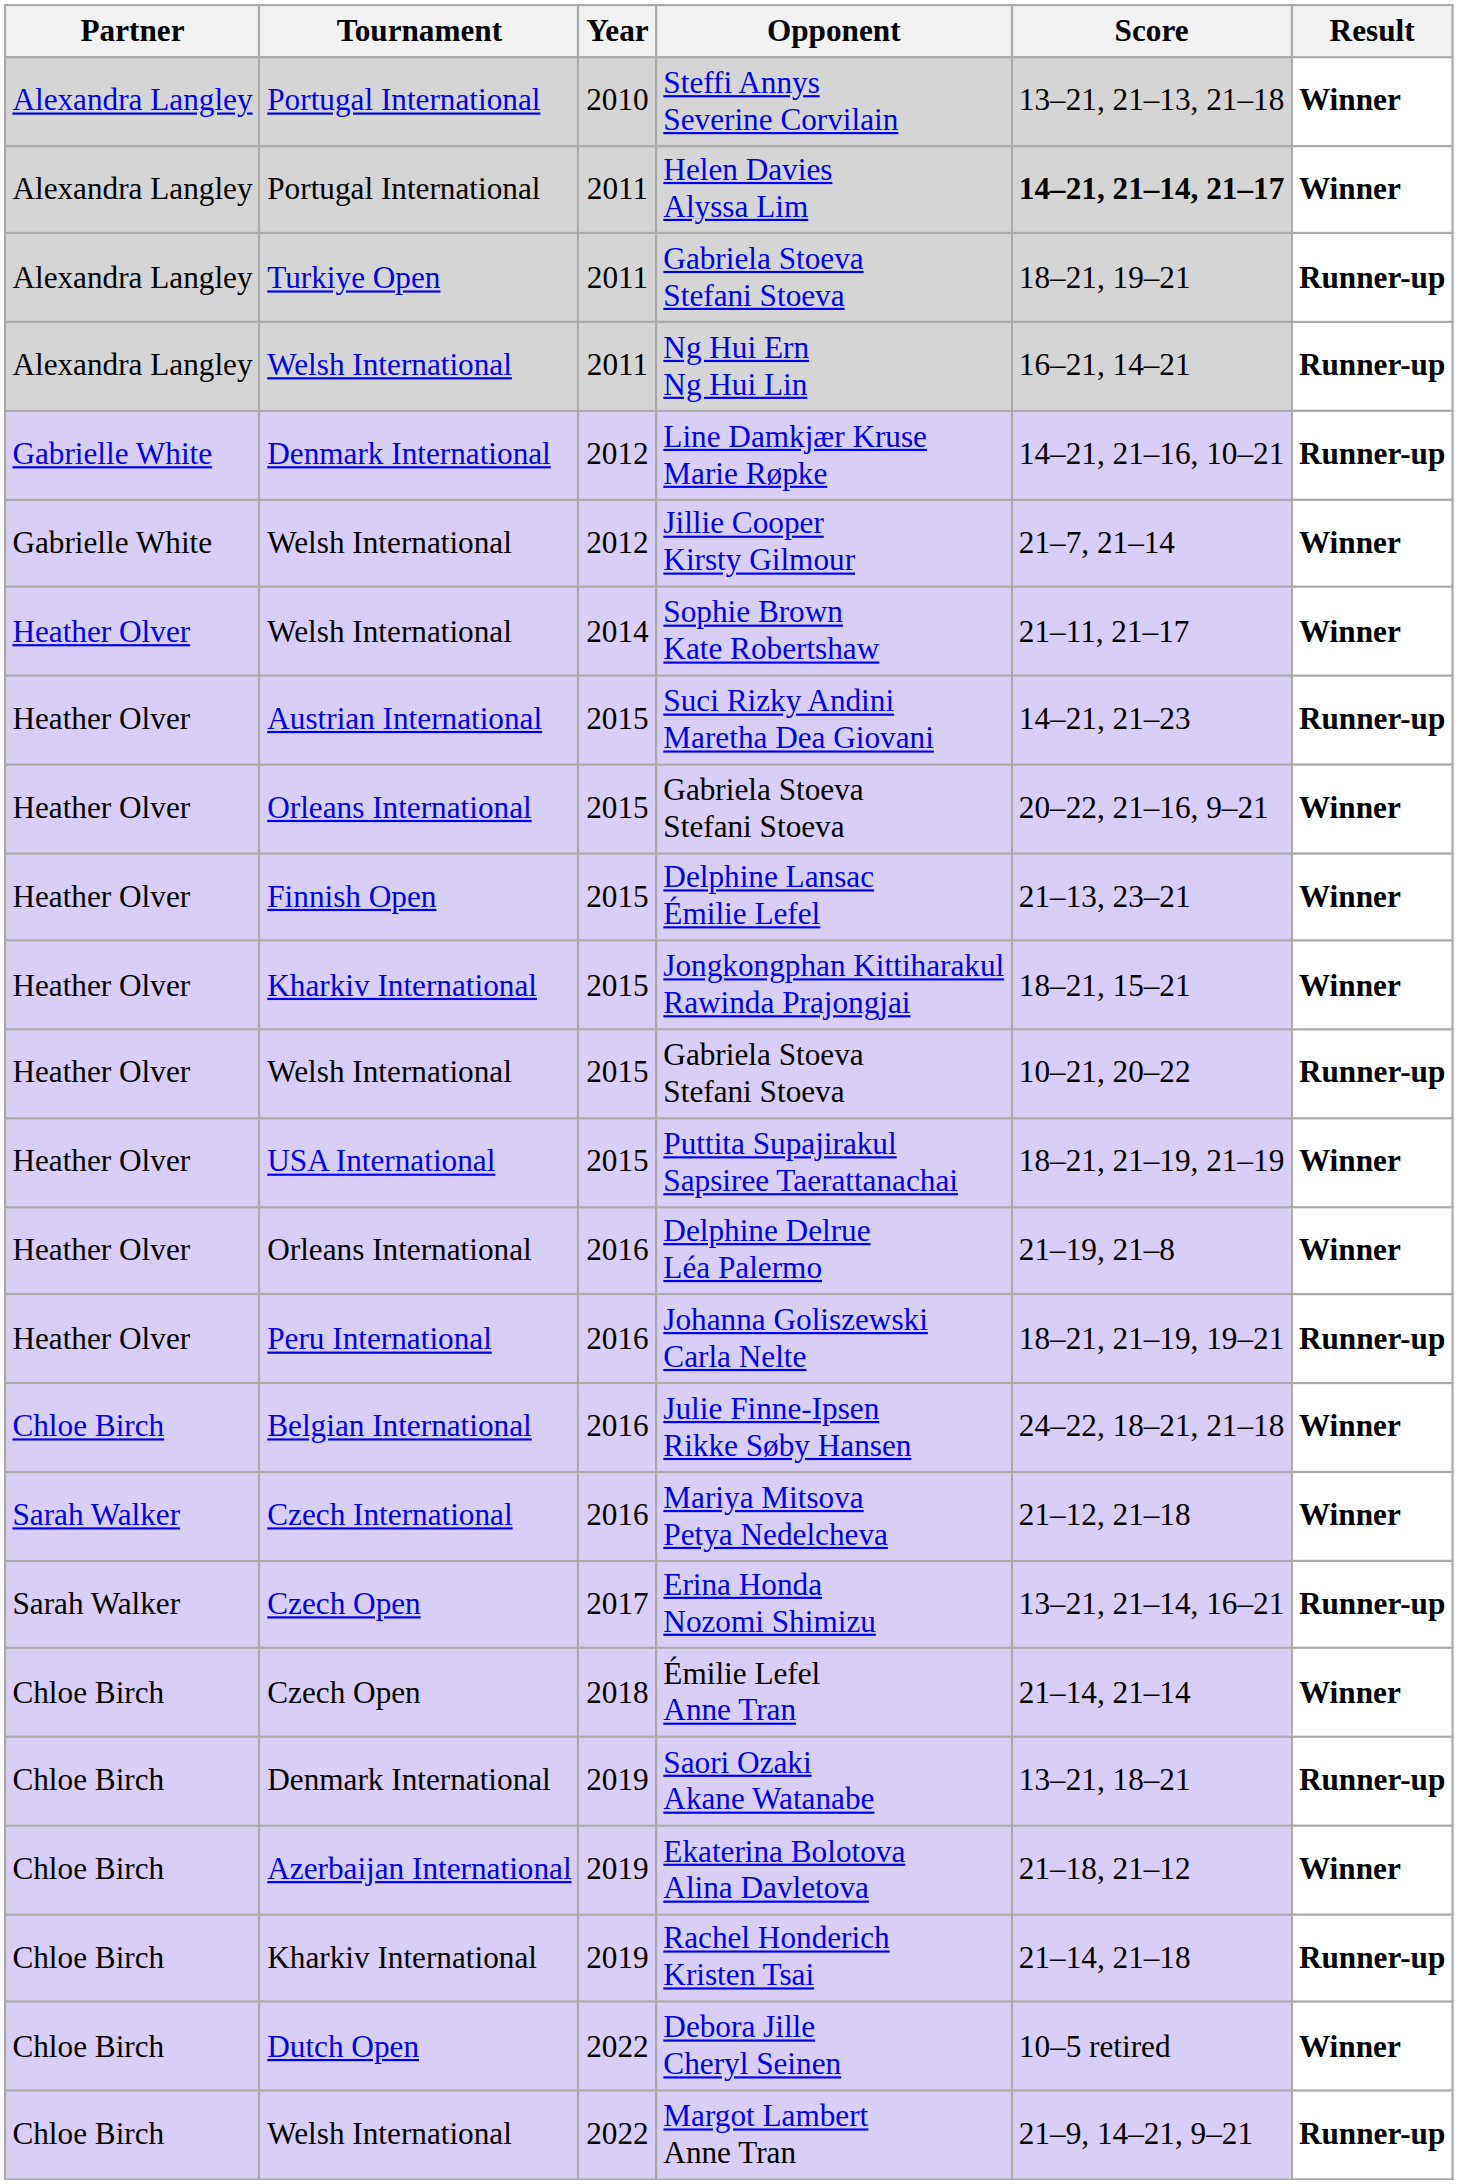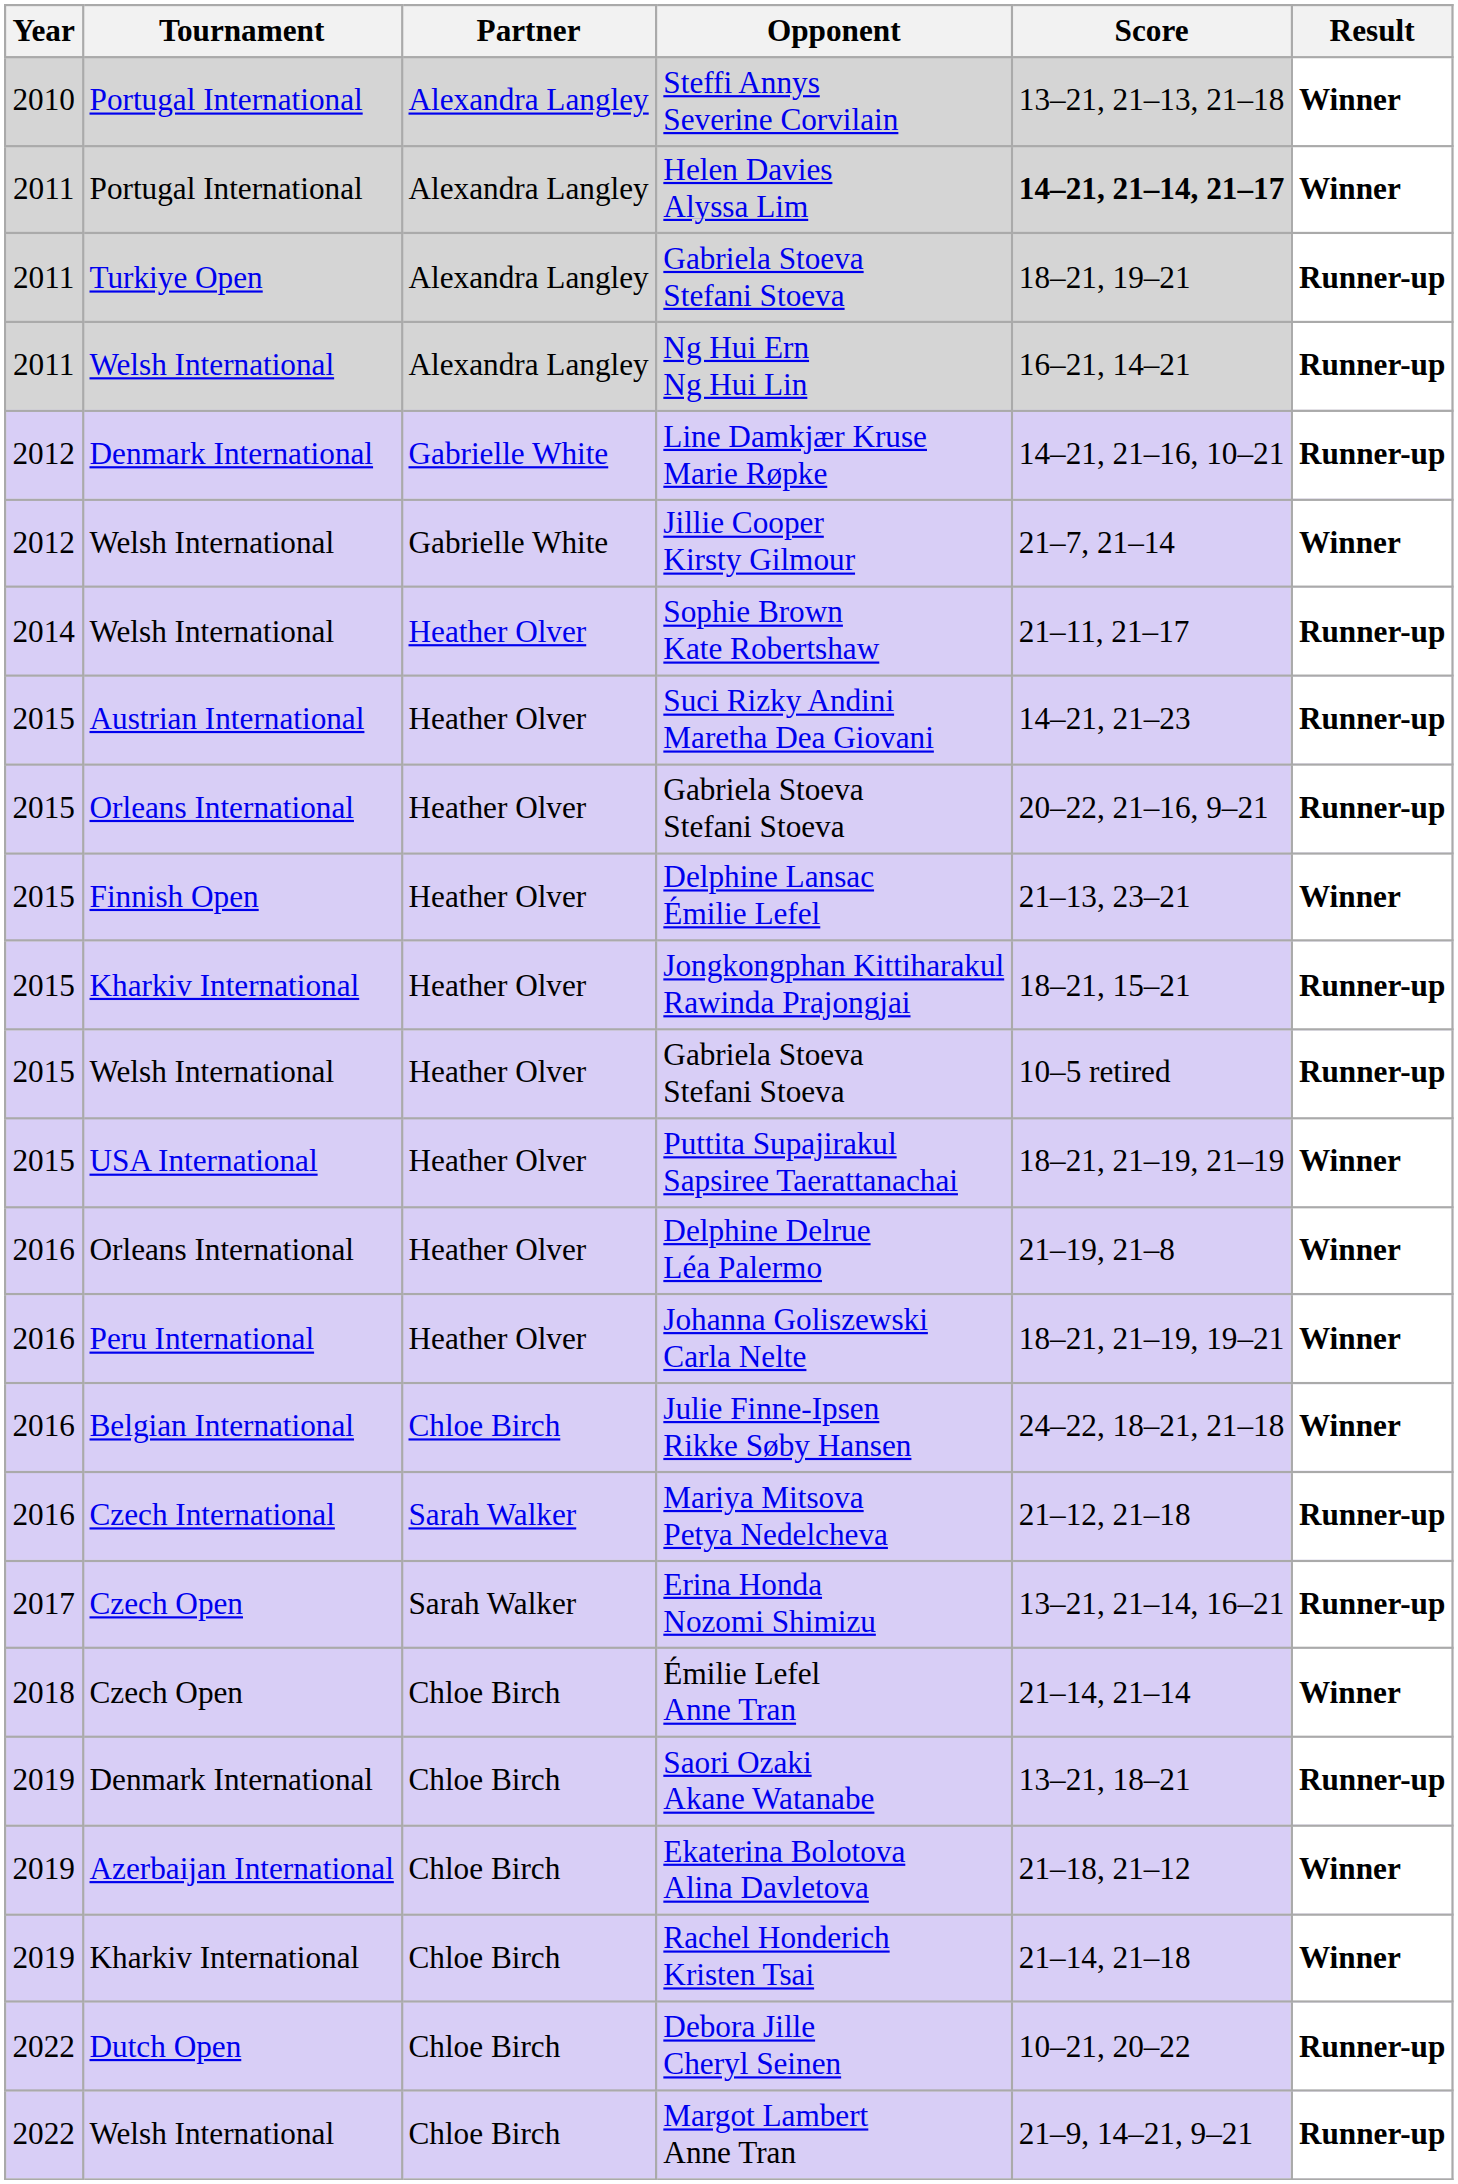columns swapped: (617, 30) <-> (132, 30)
(1350, 631) Winner -> (1372, 631) Runner-up
(1350, 808) Winner -> (1372, 808) Runner-up
(1350, 984) Winner -> (1372, 984) Runner-up
(1105, 1073) 10–21, 20–22 -> (1095, 1073) 10–5 retired
(1372, 1338) Runner-up -> (1350, 1338) Winner
(1350, 1515) Winner -> (1372, 1515) Runner-up
(1372, 1957) Runner-up -> (1350, 1957) Winner
(1095, 2046) 10–5 retired -> (1105, 2046) 10–21, 20–22
(1350, 2046) Winner -> (1372, 2046) Runner-up
